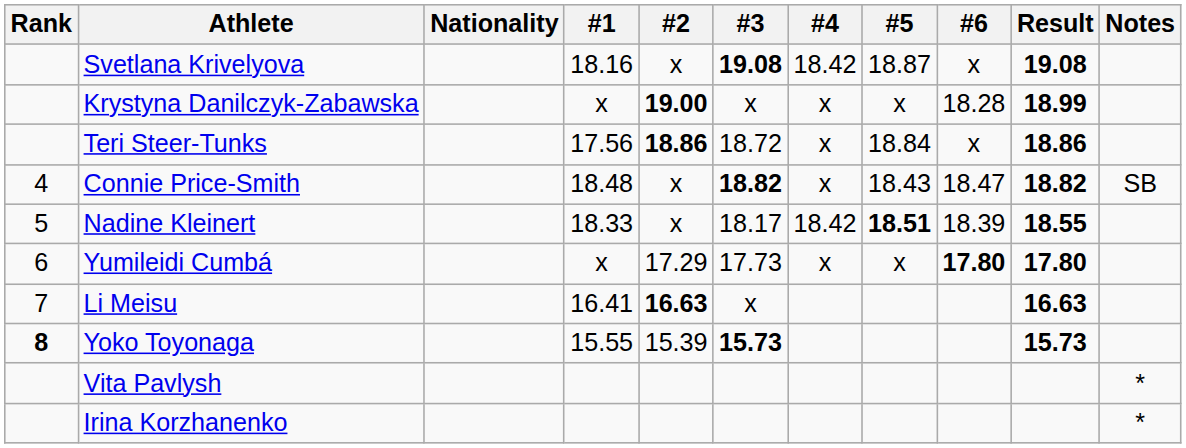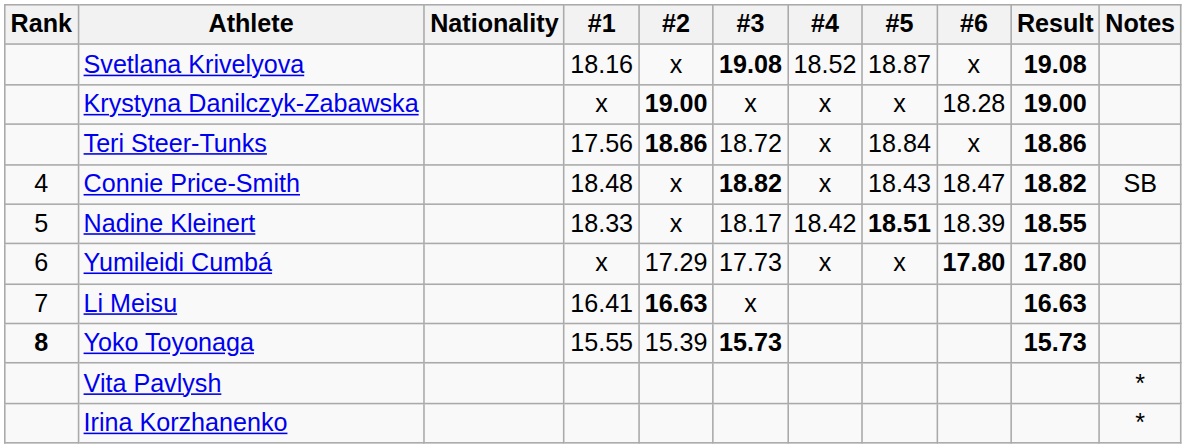(825, 64) 18.42 -> (825, 64) 18.52
(1055, 104) 18.99 -> (1055, 104) 19.00
